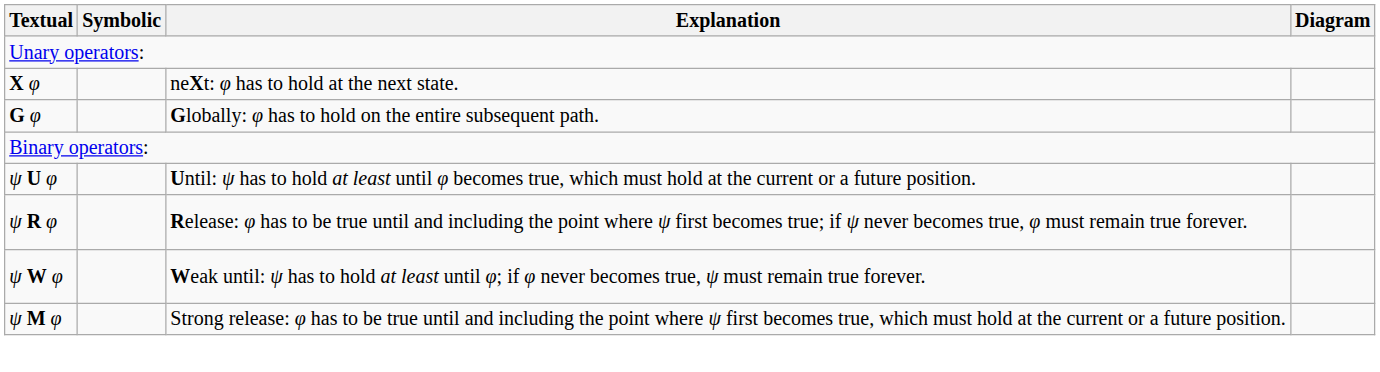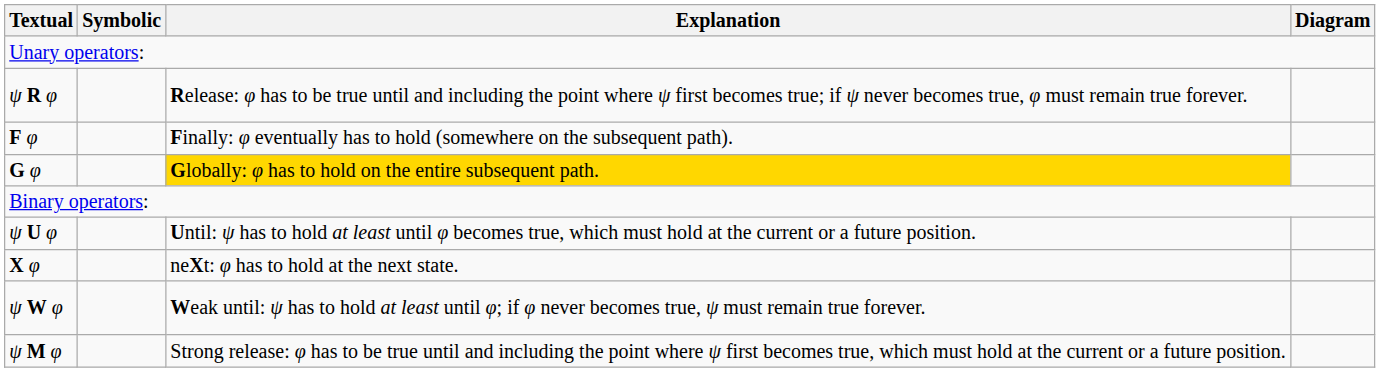rows swapped: (24, 83) <-> (33, 221)
+ row: (23, 138)
(385, 115) no background -> (385, 169) gold background
